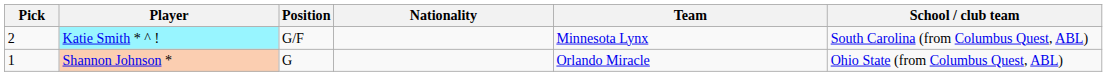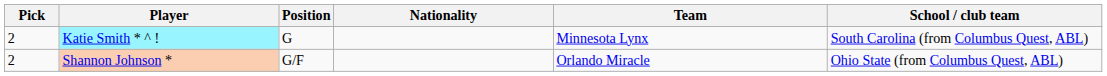(293, 37) G/F -> (287, 37) G
(11, 60) 1 -> (11, 60) 2
(287, 60) G -> (293, 60) G/F
